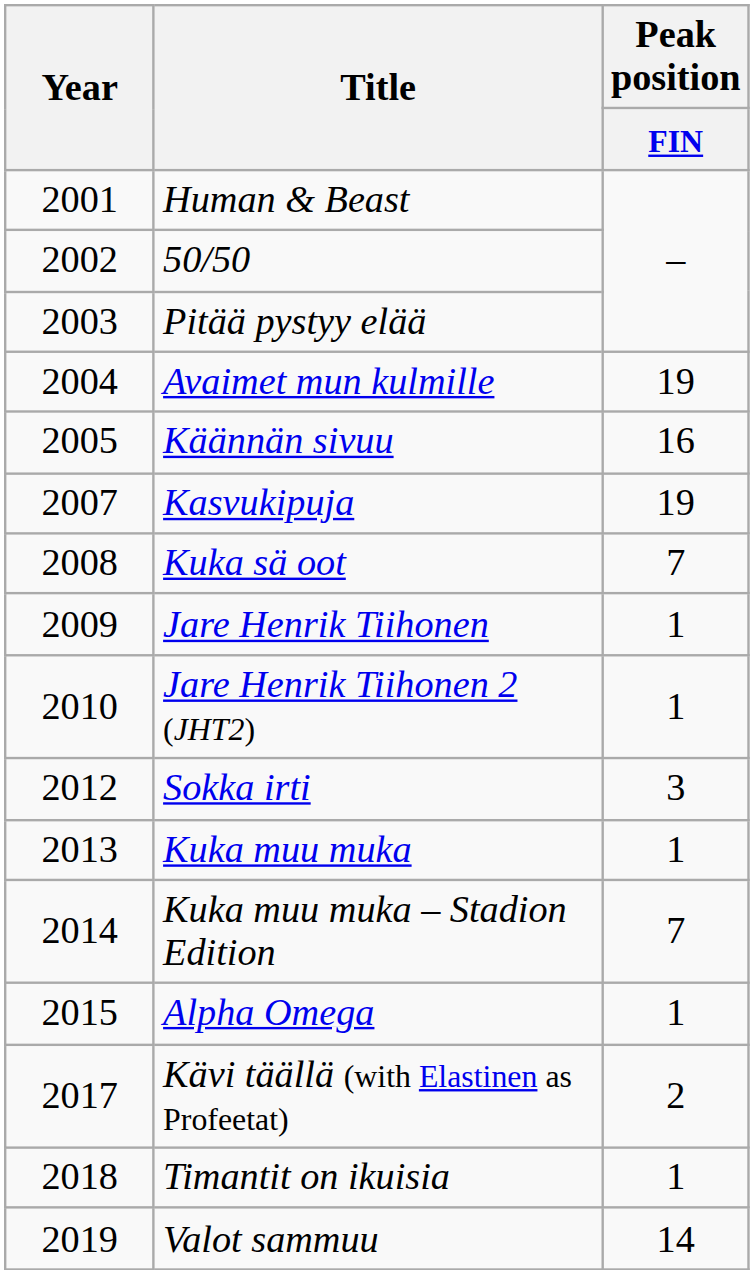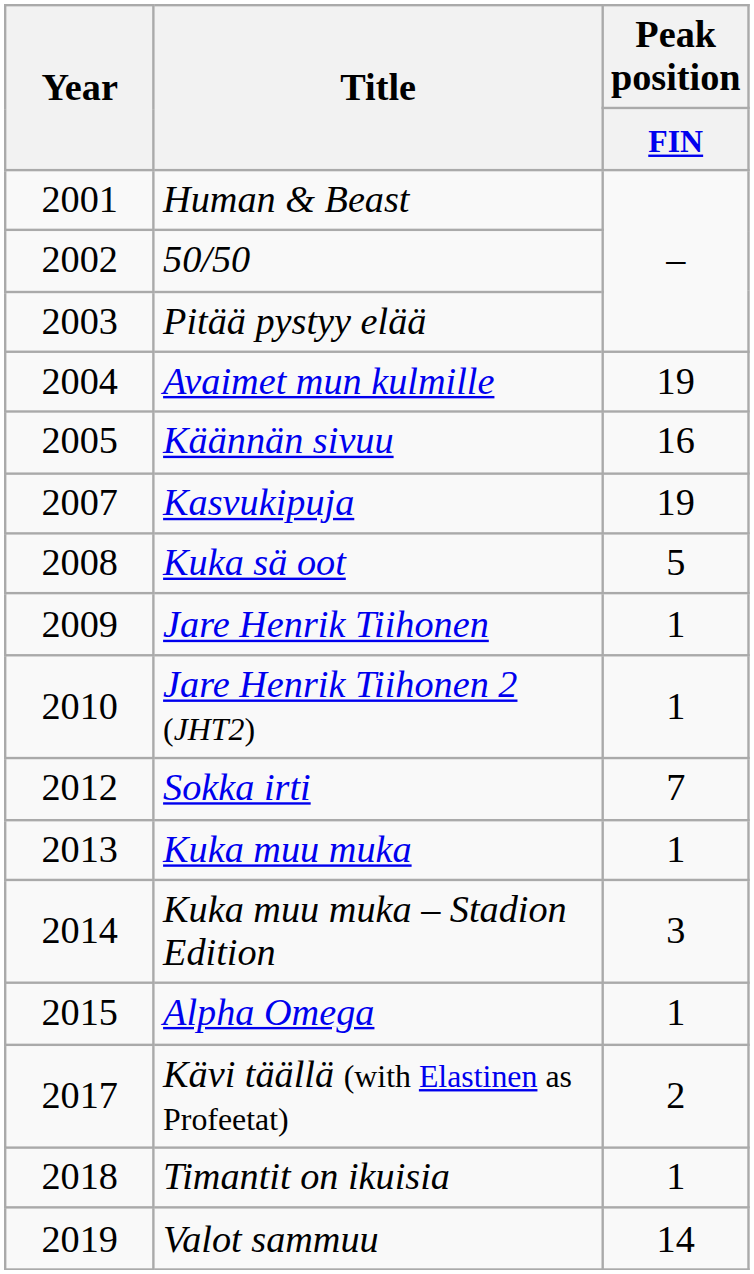(676, 563) 7 -> (676, 563) 5
(676, 787) 3 -> (676, 787) 7
(676, 930) 7 -> (676, 930) 3
